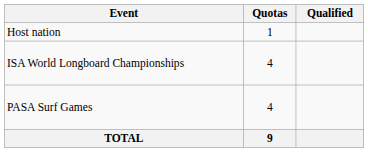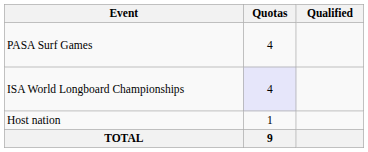rows swapped: (34, 31) <-> (50, 107)
(270, 63) no background -> (270, 89) lavender background
